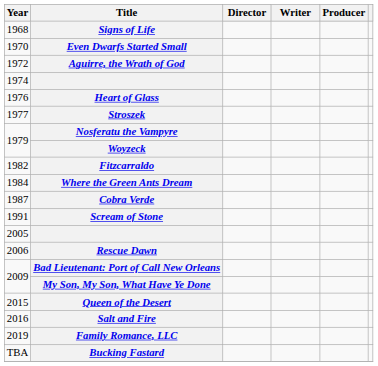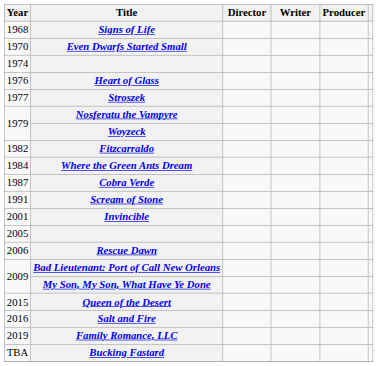- row: (18, 64)
+ row: (18, 217)
